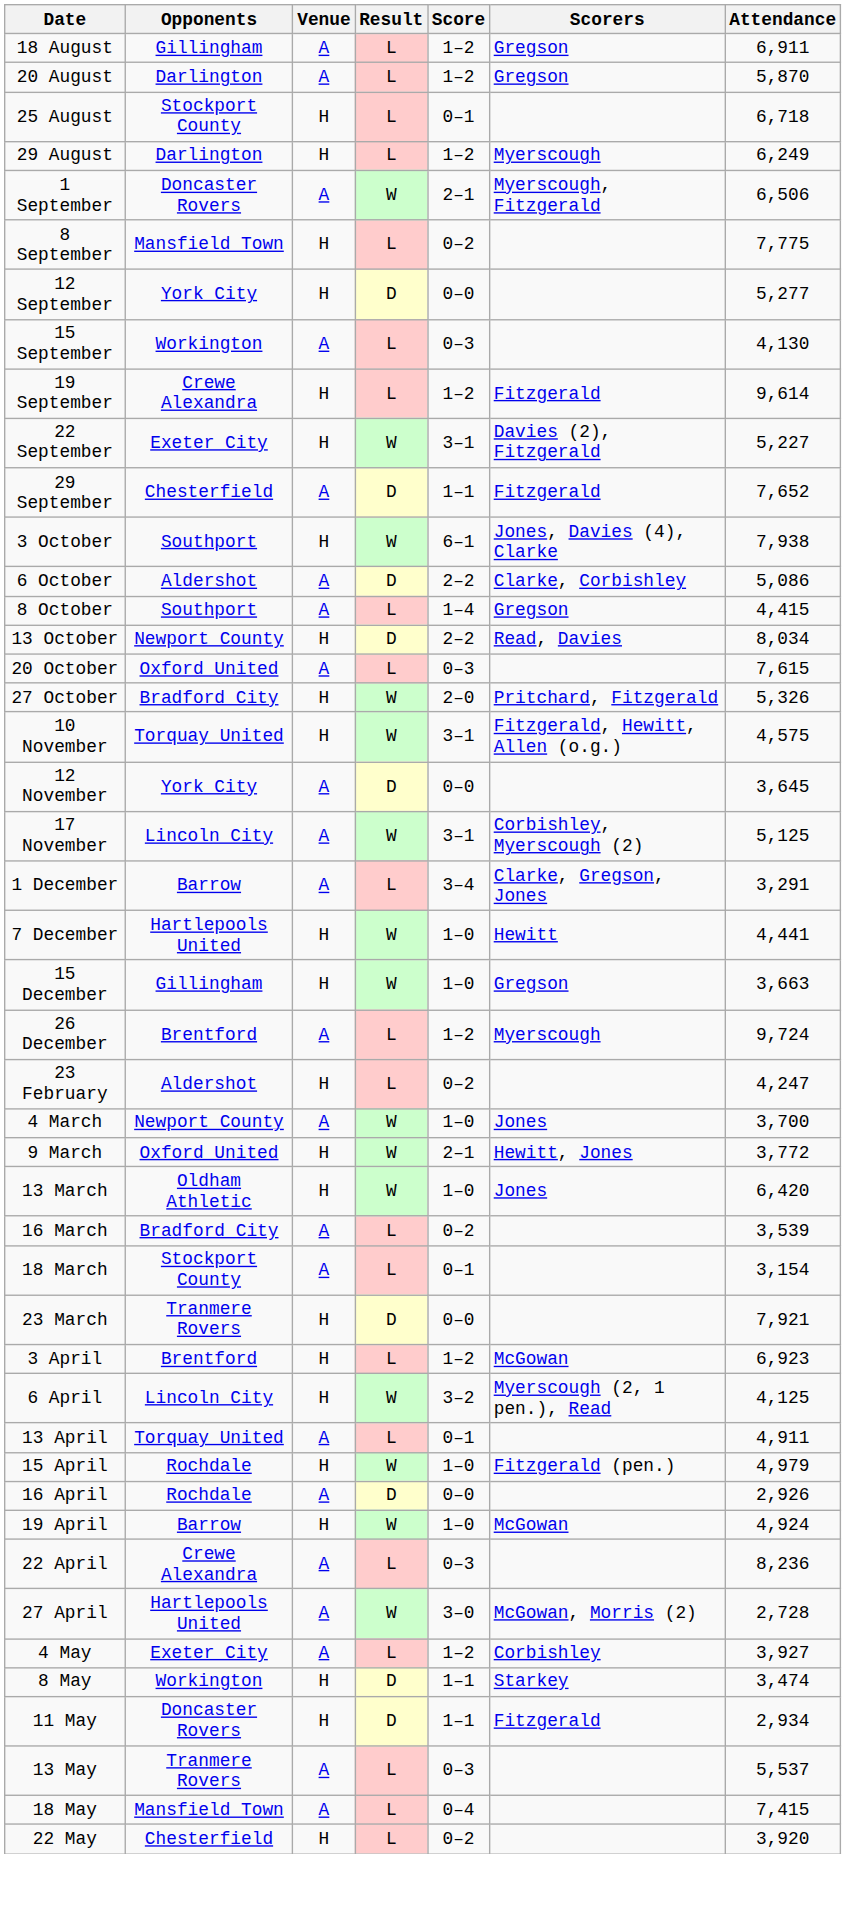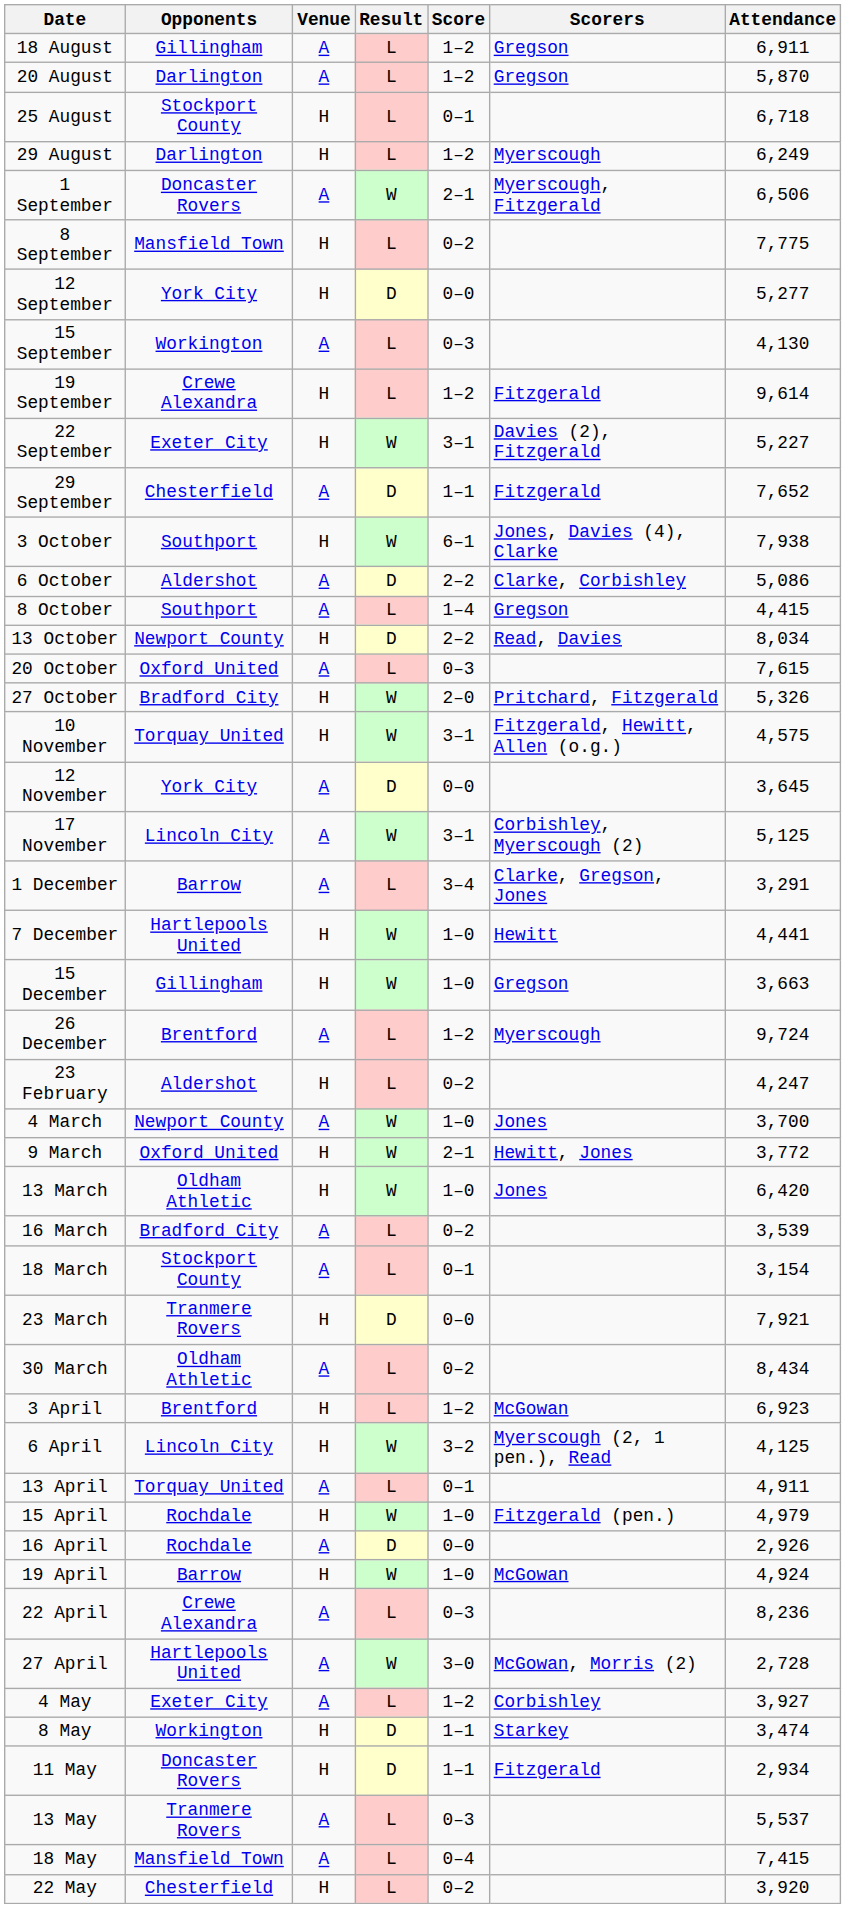+ row: (65, 1369)
